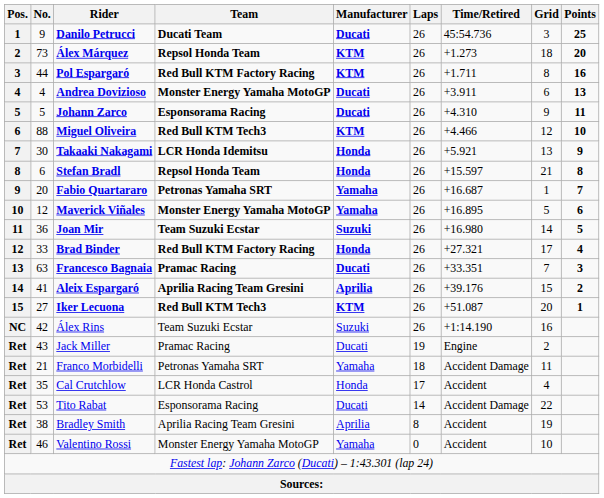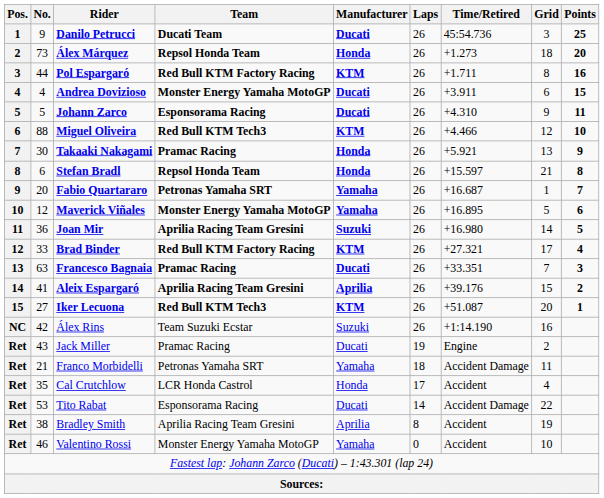(350, 53) KTM -> (353, 53) Honda
(580, 92) 13 -> (580, 92) 15
(213, 151) LCR Honda Idemitsu -> (197, 151) Pramac Racing
(209, 229) Team Suzuki Ecstar -> (231, 229) Aprilia Racing Team Gresini
(353, 249) Honda -> (350, 249) KTM
